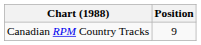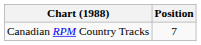(174, 31) 9 -> (174, 31) 7
